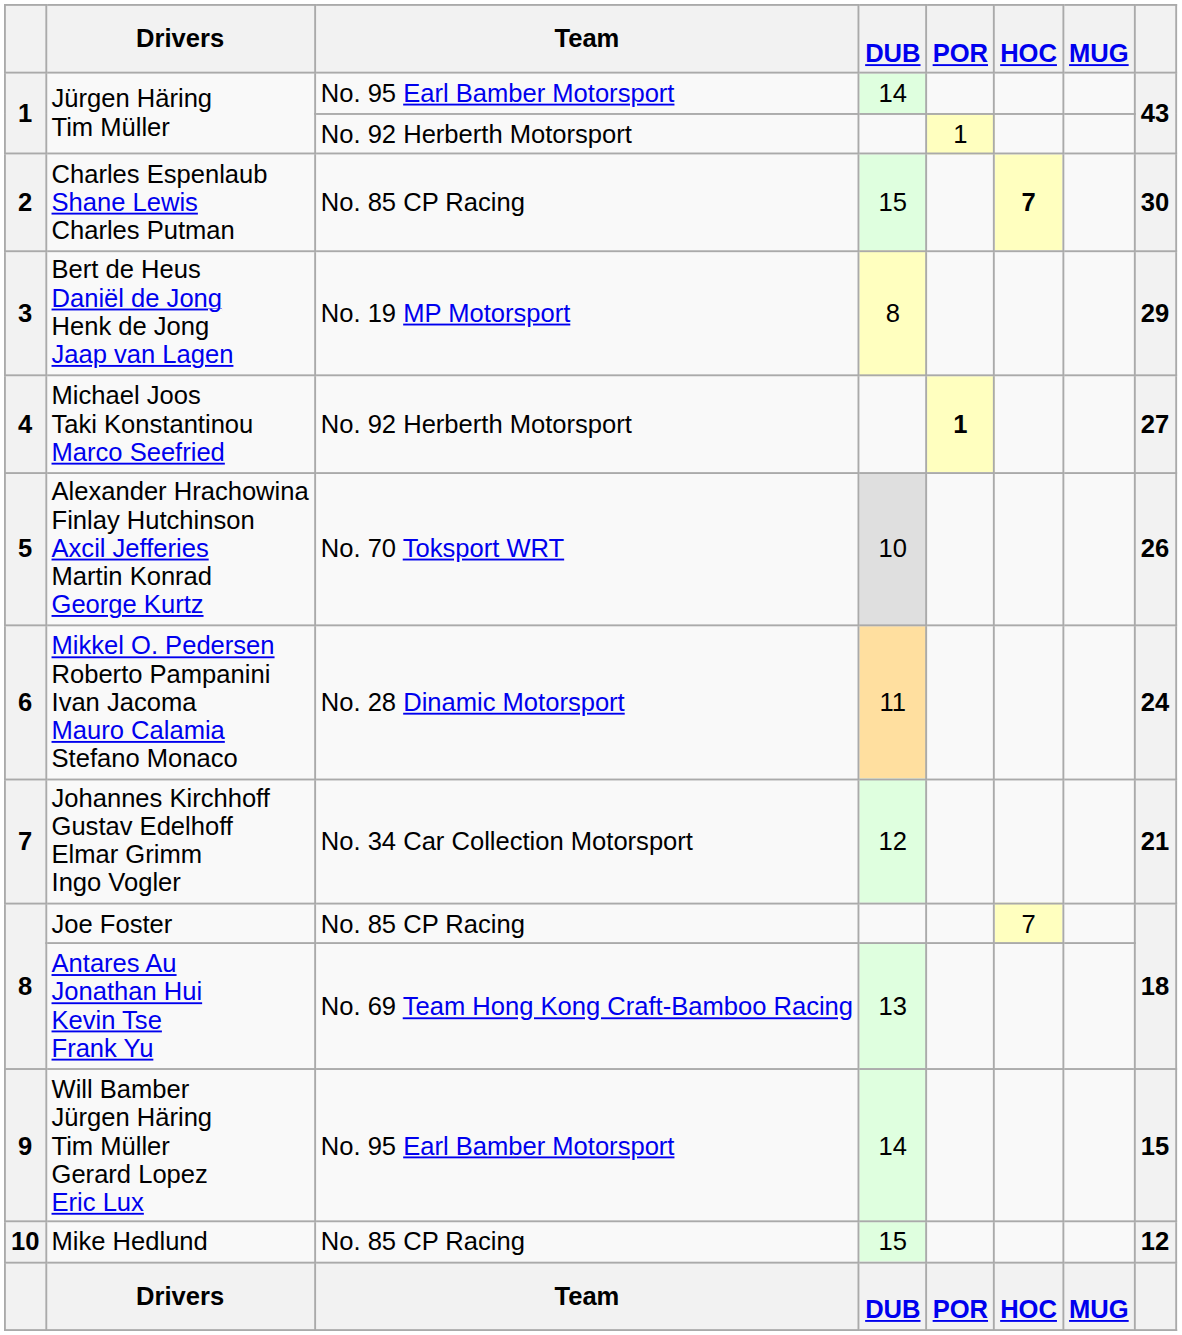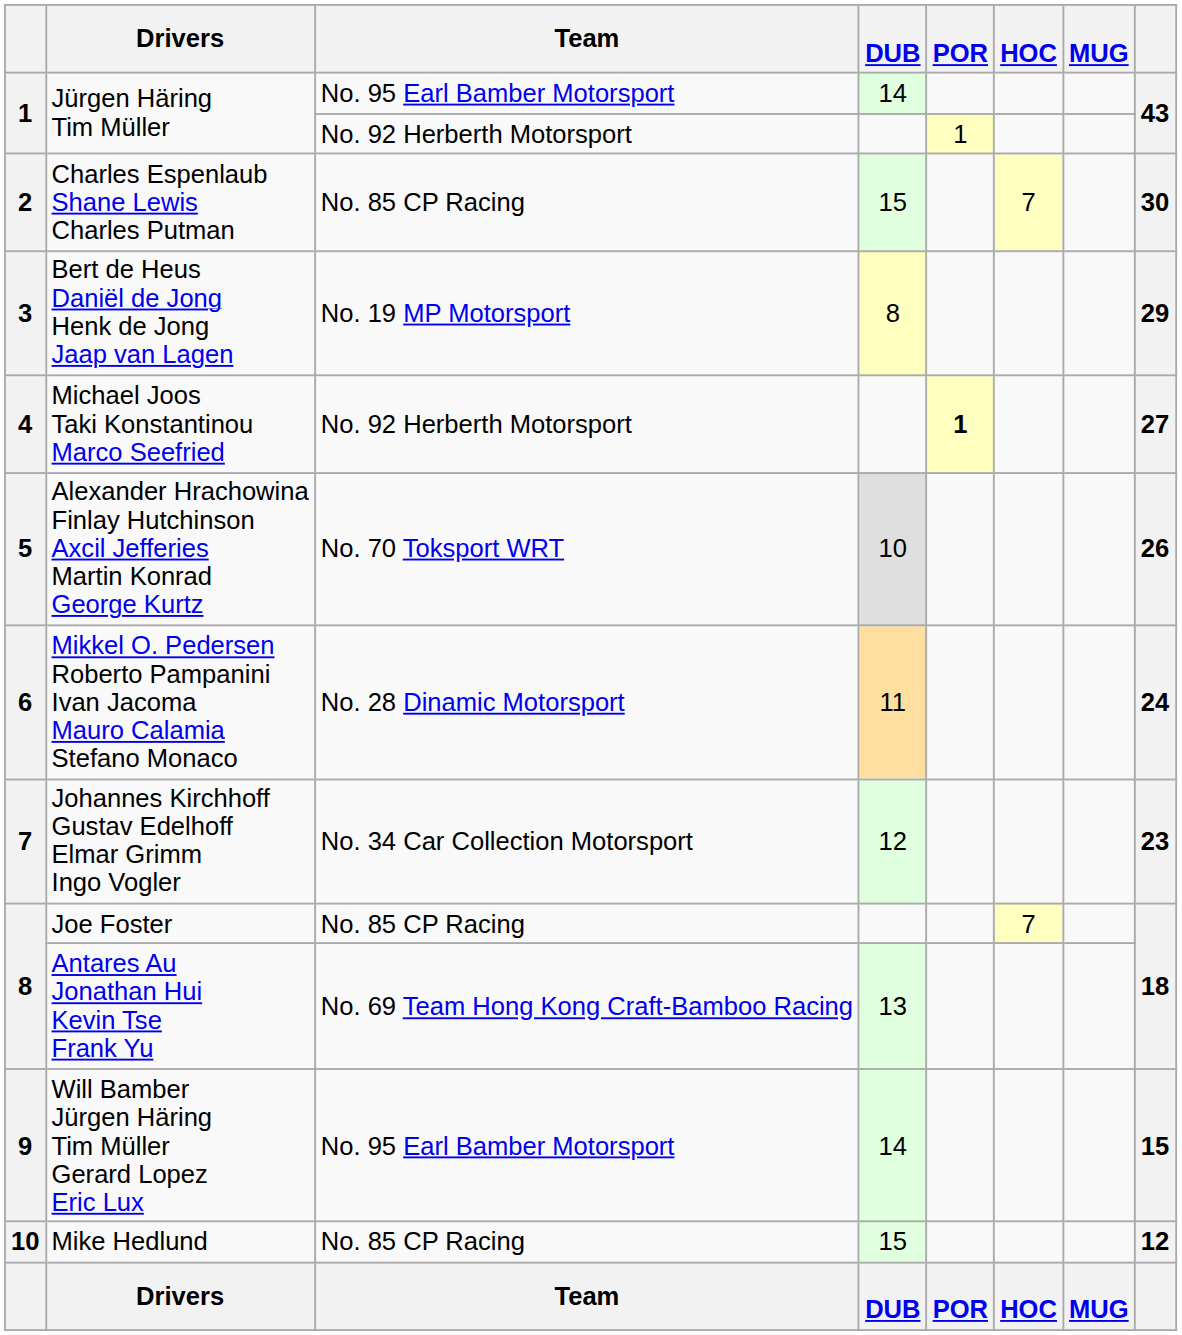(1029, 202) bold -> (1029, 202) normal
(1155, 841) 21 -> (1155, 841) 23
